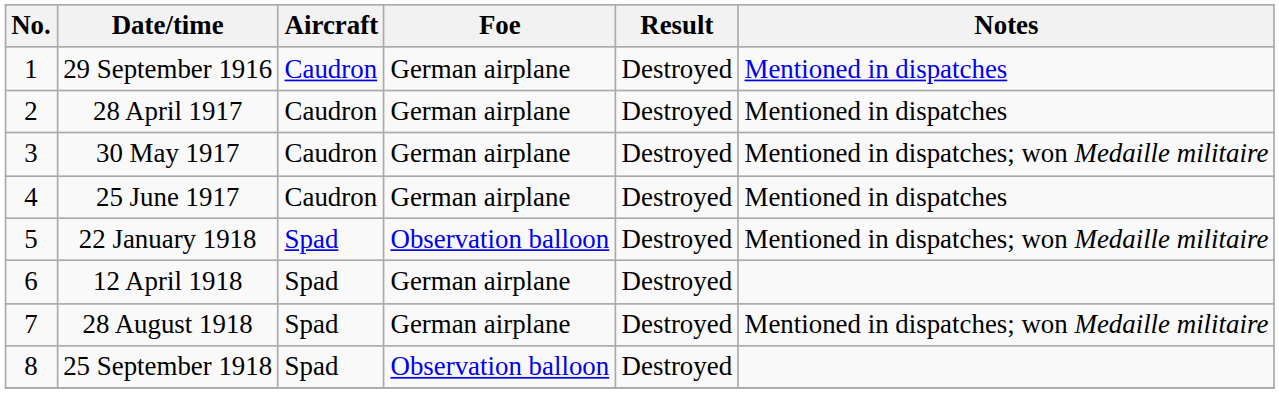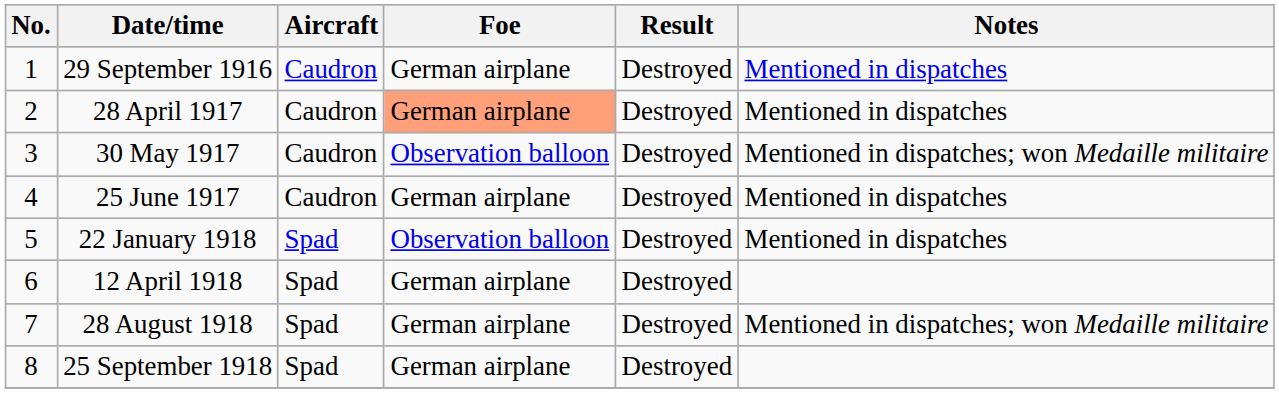(480, 111) no background -> (480, 111) lightsalmon background
(480, 153) German airplane -> (500, 153) Observation balloon
(1006, 238) Mentioned in dispatches; won Medaille militaire -> (876, 238) Mentioned in dispatches
(500, 366) Observation balloon -> (480, 366) German airplane
